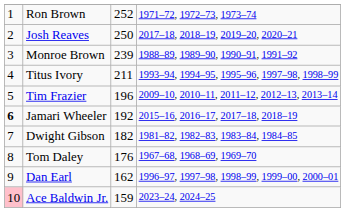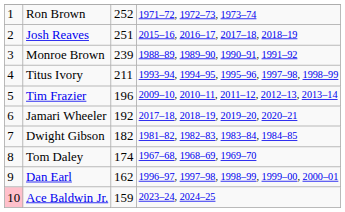(124, 34) 250 -> (124, 34) 251
(218, 34) 2017–18, 2018–19, 2019–20, 2020–21 -> (218, 34) 2015–16, 2016–17, 2017–18, 2018–19
(11, 116) bold -> (11, 116) normal
(218, 116) 2015–16, 2016–17, 2017–18, 2018–19 -> (218, 116) 2017–18, 2018–19, 2019–20, 2020–21
(124, 156) 176 -> (124, 156) 174
